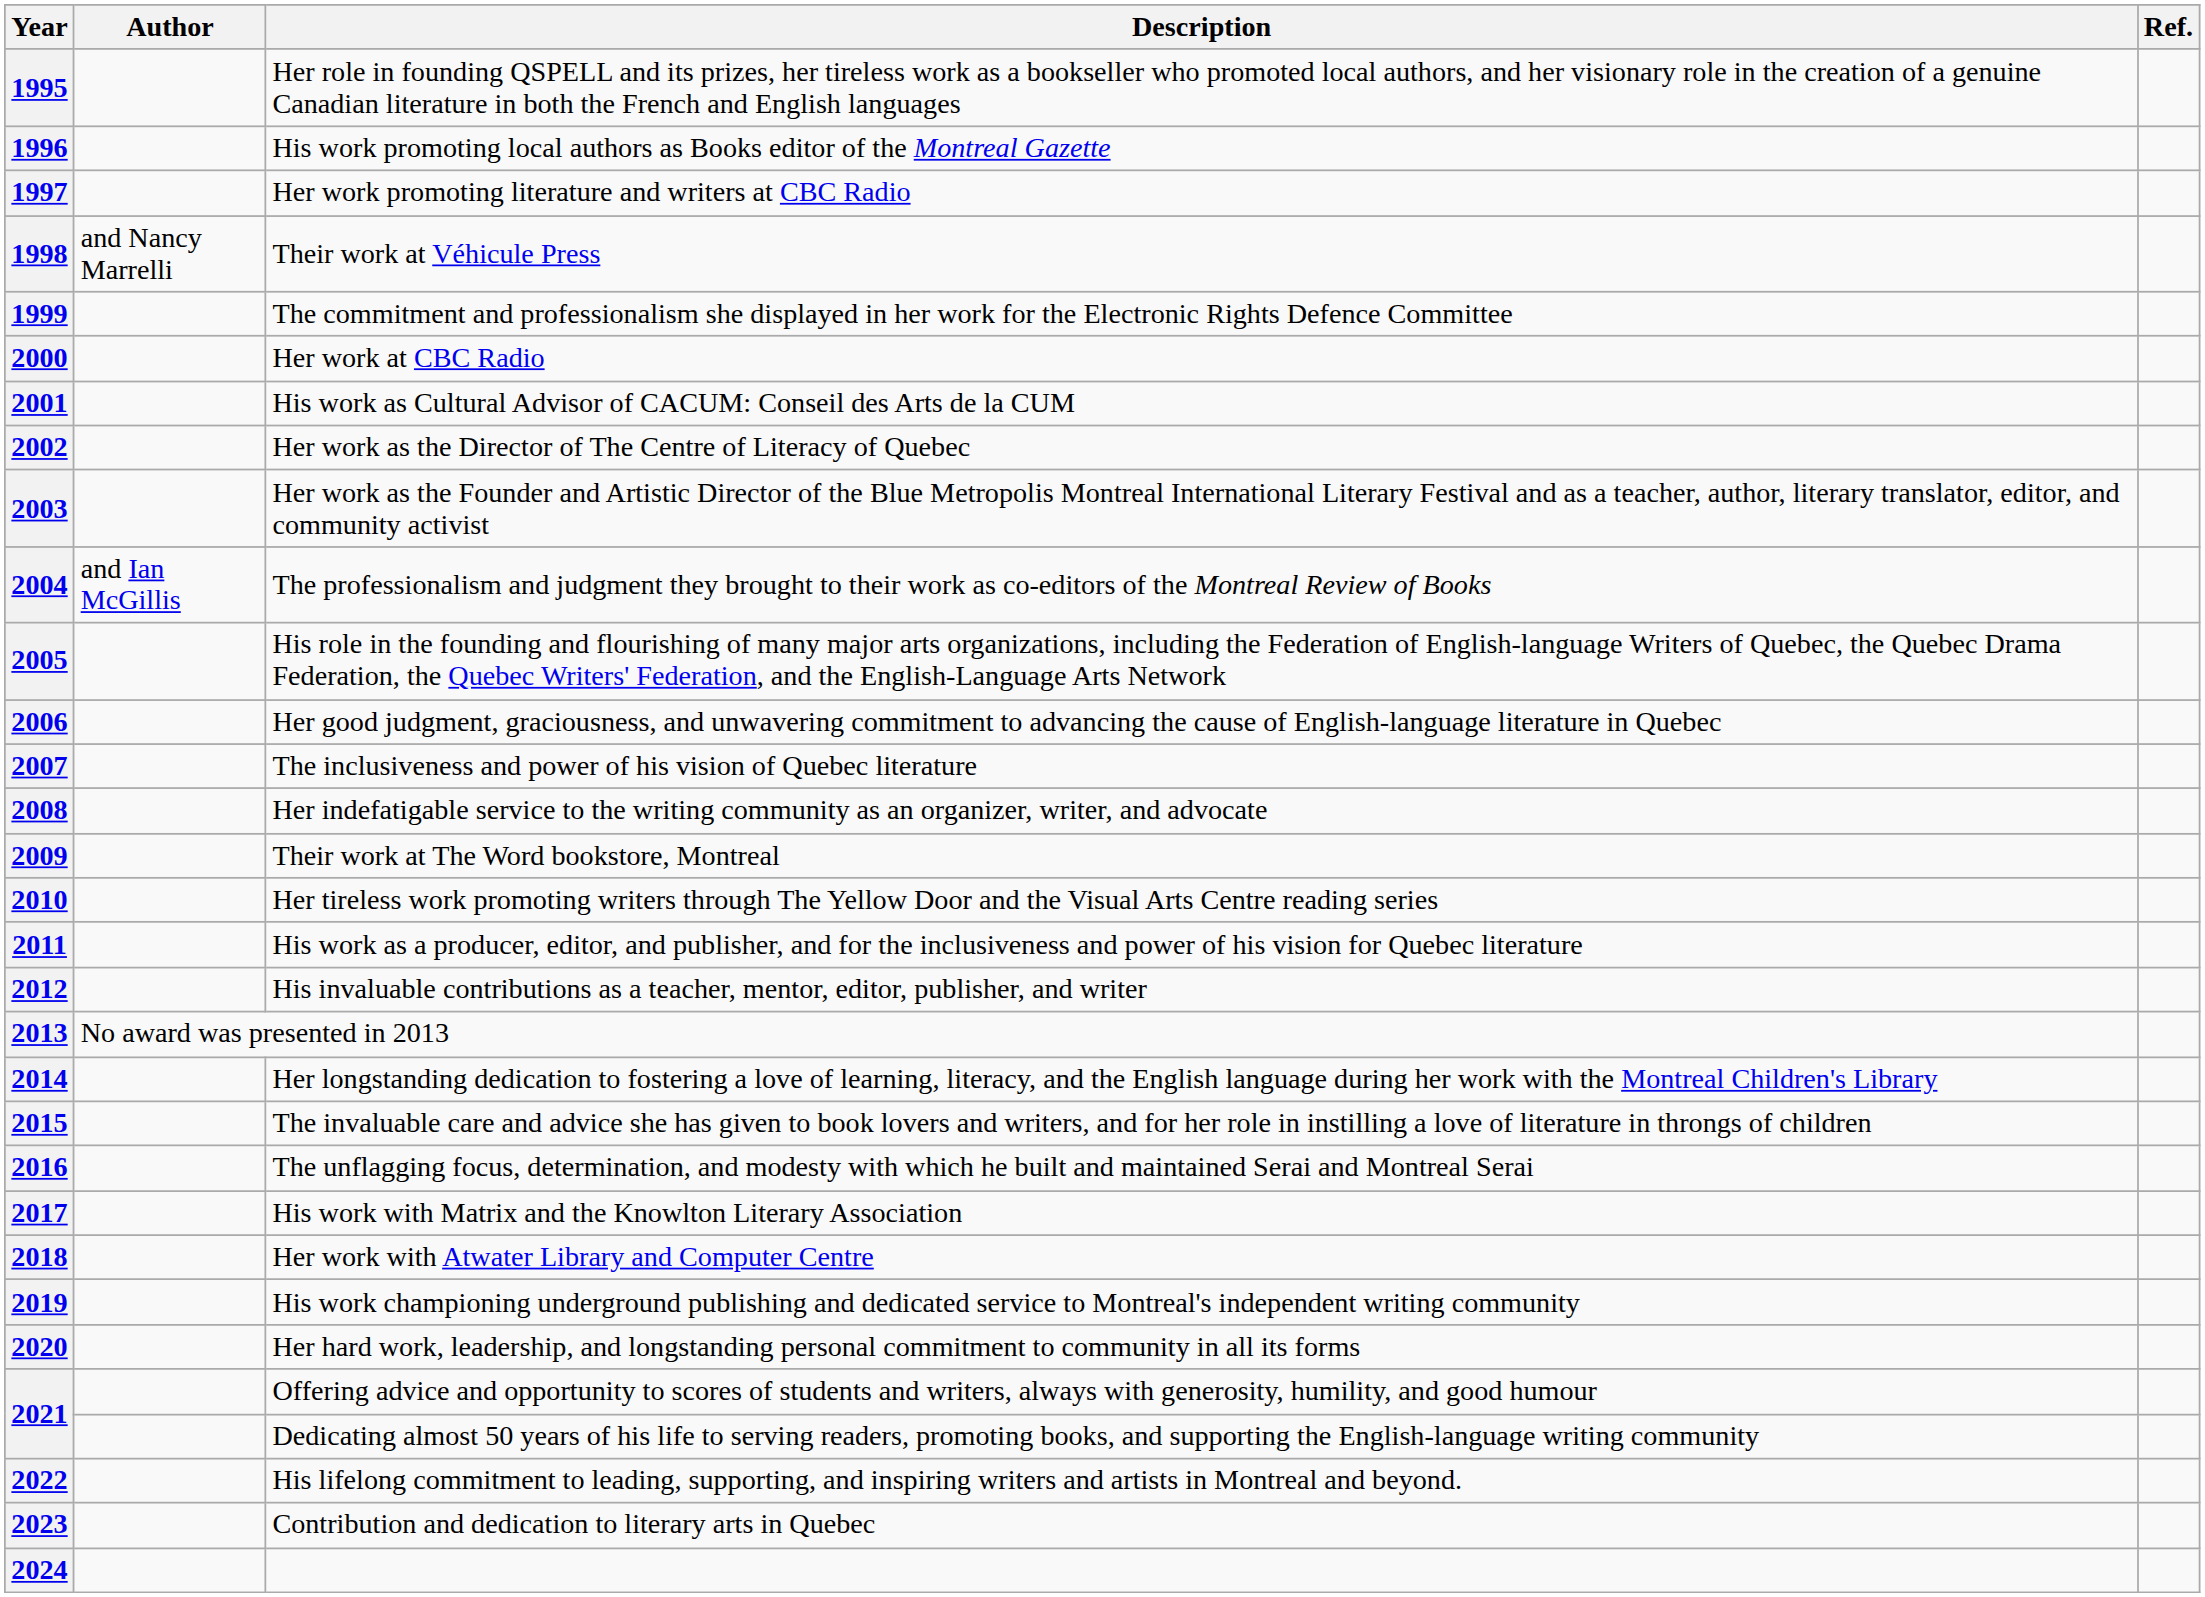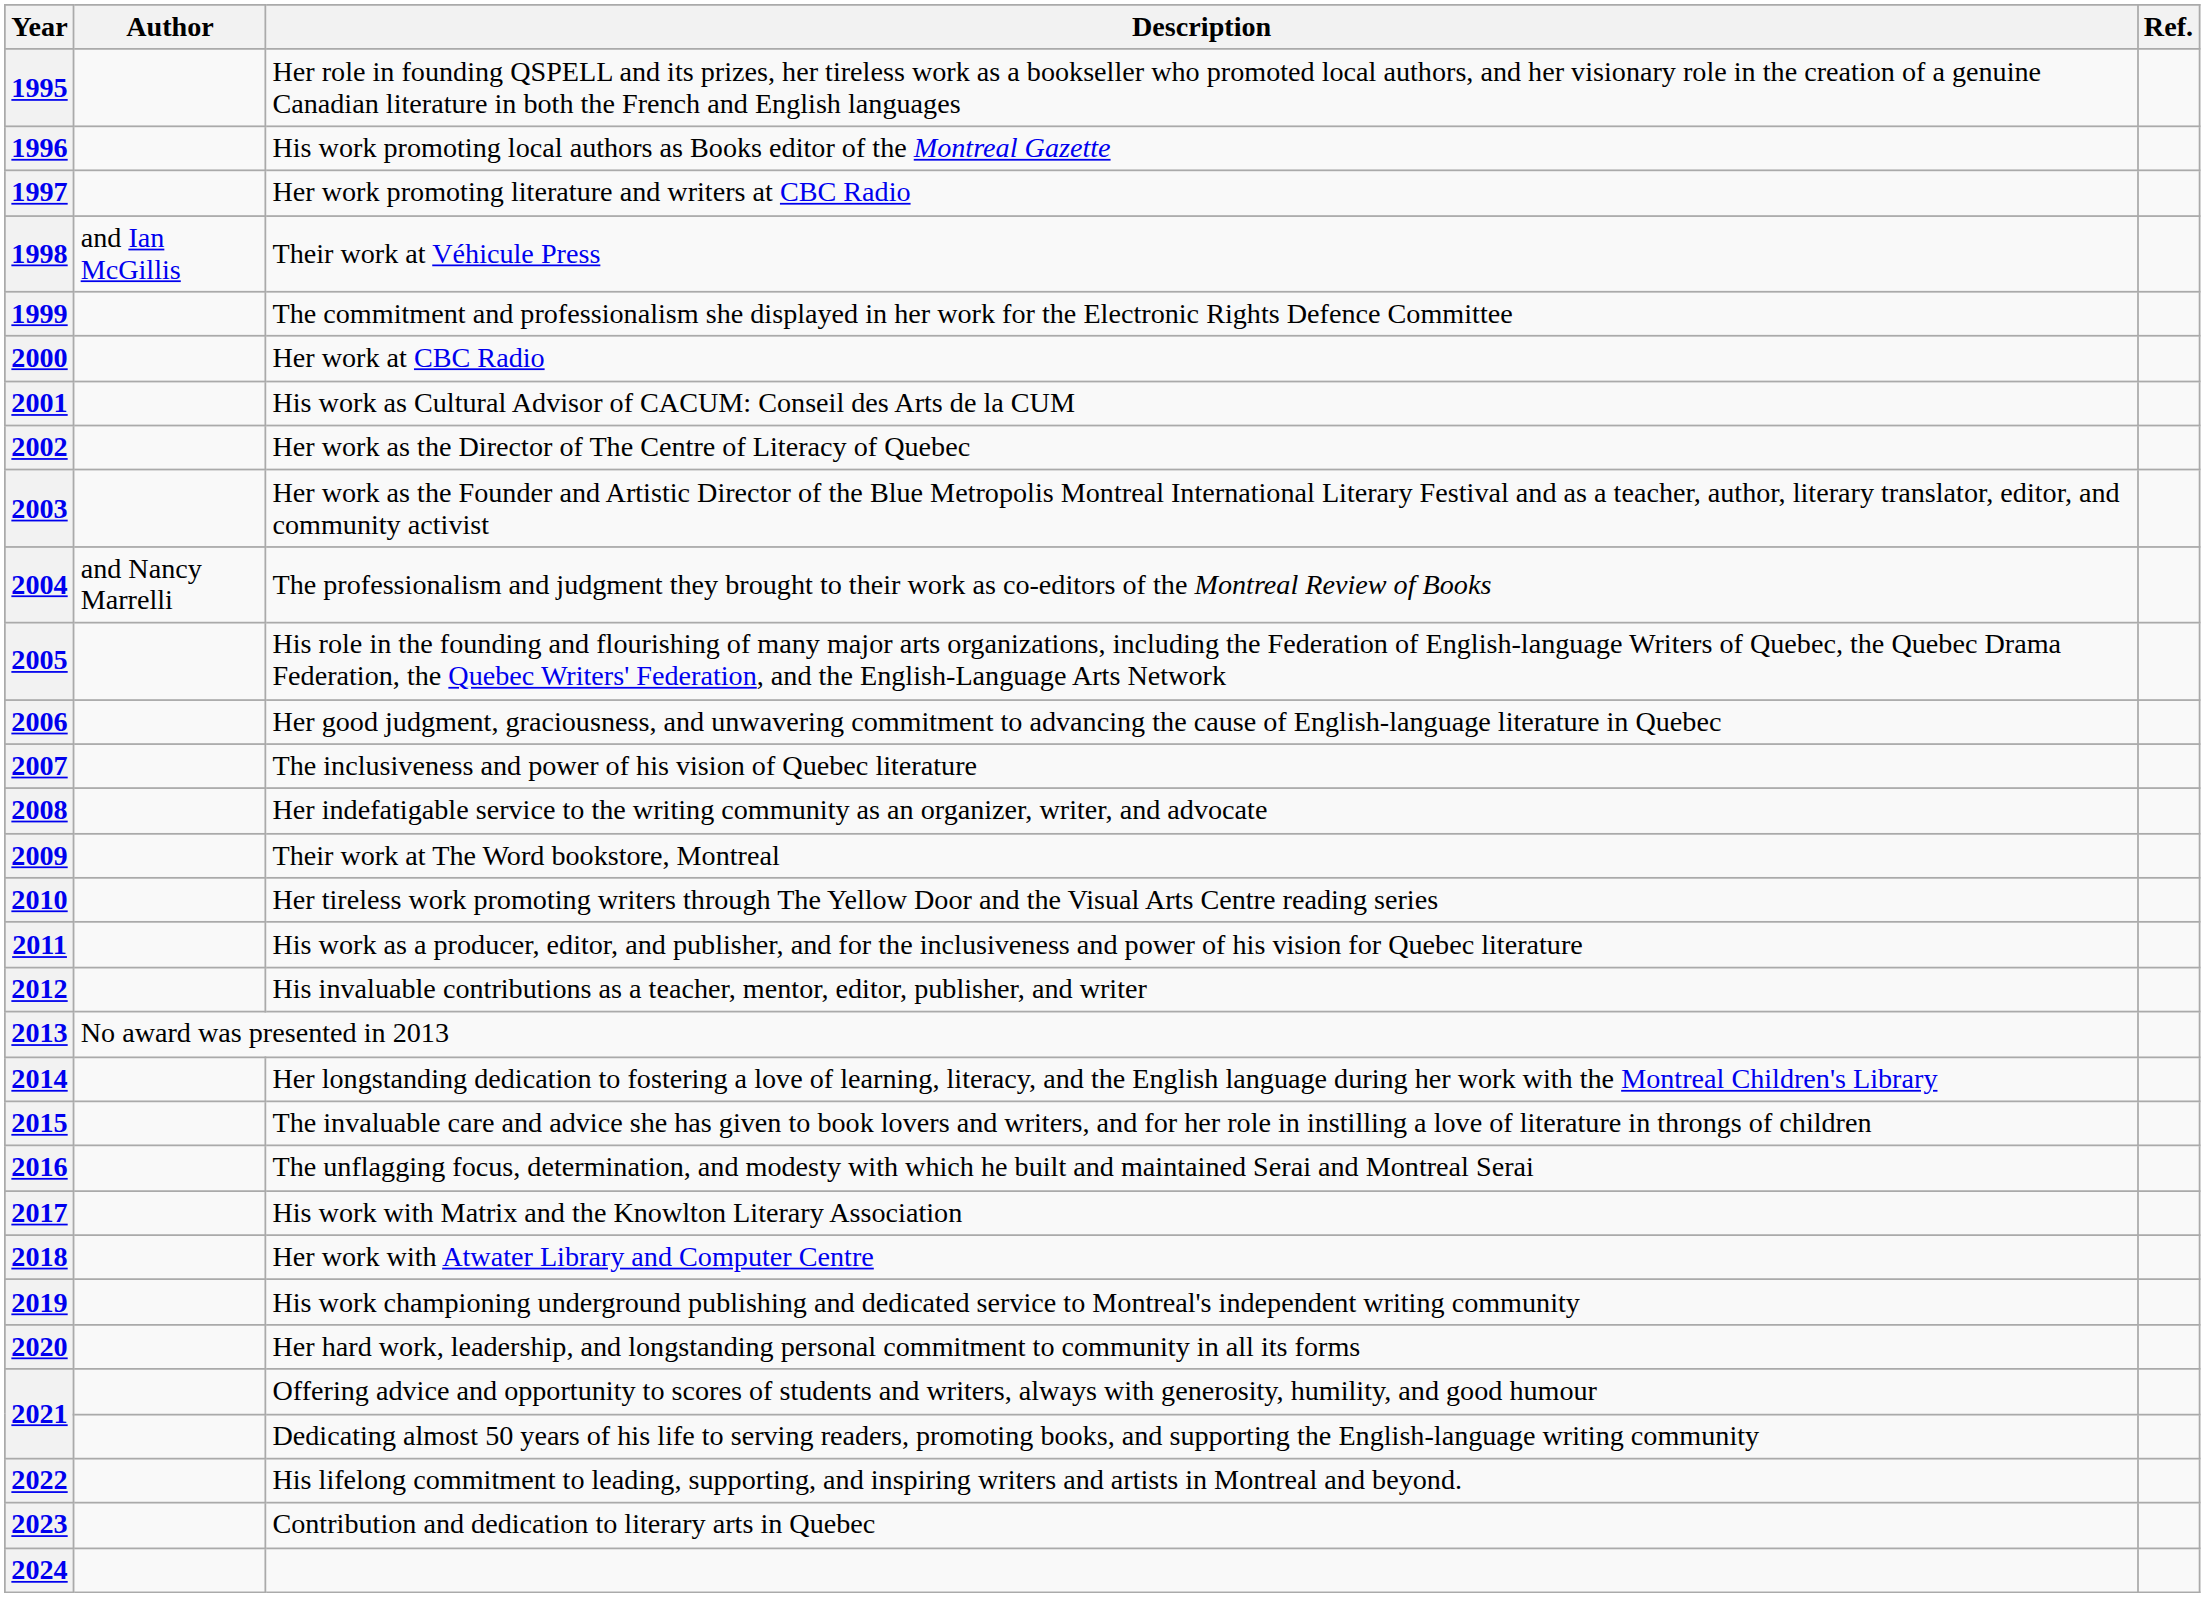(141, 252) and Nancy Marrelli -> (131, 252) and Ian McGillis
(131, 584) and Ian McGillis -> (141, 584) and Nancy Marrelli
